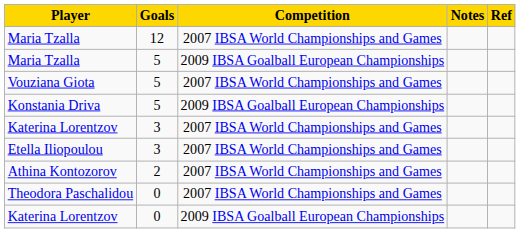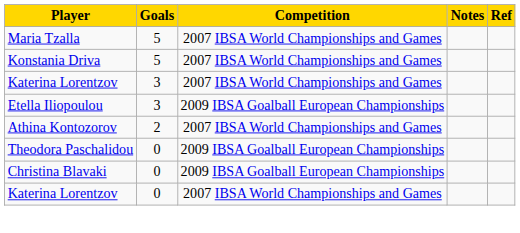- row: (44, 37)
(312, 60) 2009 IBSA Goalball European Championships -> (312, 37) 2007 IBSA World Championships and Games
- row: (51, 82)
(312, 104) 2009 IBSA Goalball European Championships -> (312, 60) 2007 IBSA World Championships and Games
(312, 149) 2007 IBSA World Championships and Games -> (312, 104) 2009 IBSA Goalball European Championships
(312, 194) 2007 IBSA World Championships and Games -> (312, 149) 2009 IBSA Goalball European Championships
+ row: (57, 171)
(312, 216) 2009 IBSA Goalball European Championships -> (312, 194) 2007 IBSA World Championships and Games
